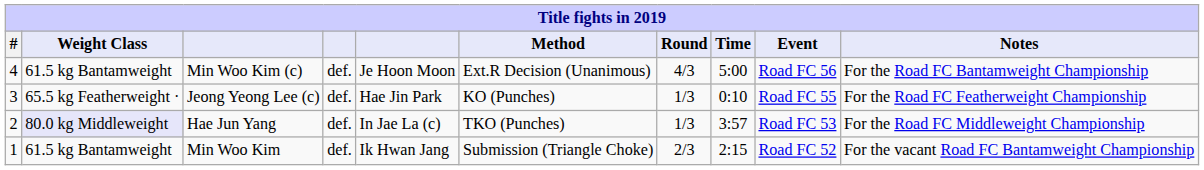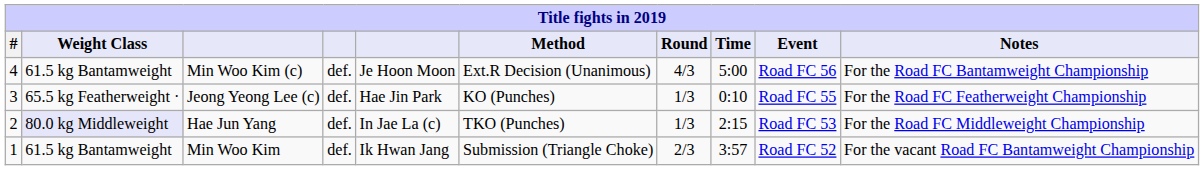(733, 123) 3:57 -> (733, 123) 2:15
(733, 150) 2:15 -> (733, 150) 3:57
